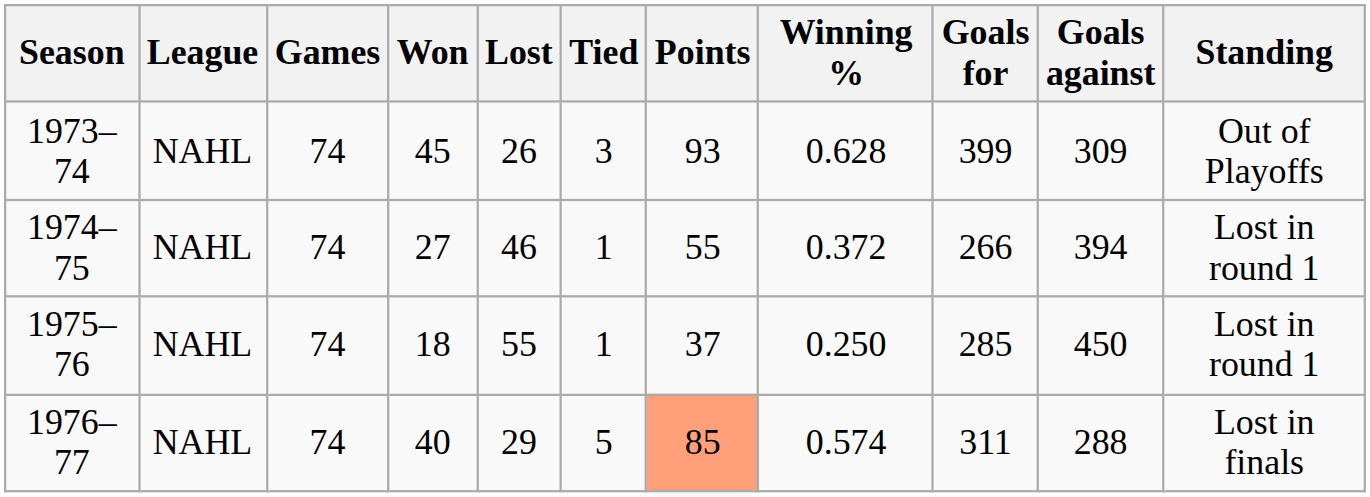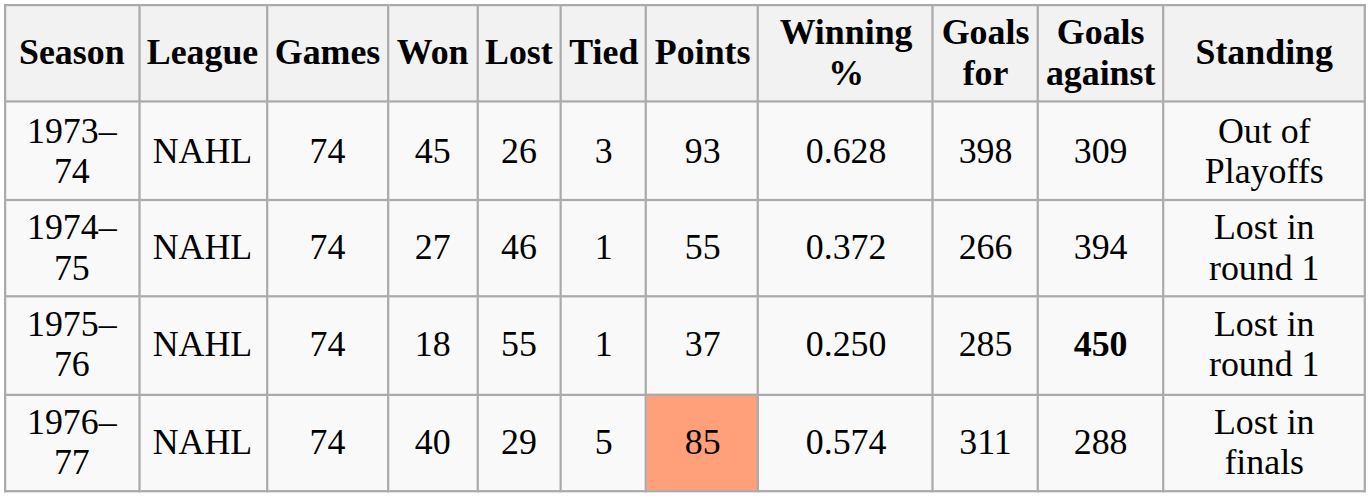(986, 150) 399 -> (986, 150) 398
(1101, 344) normal -> (1101, 344) bold
